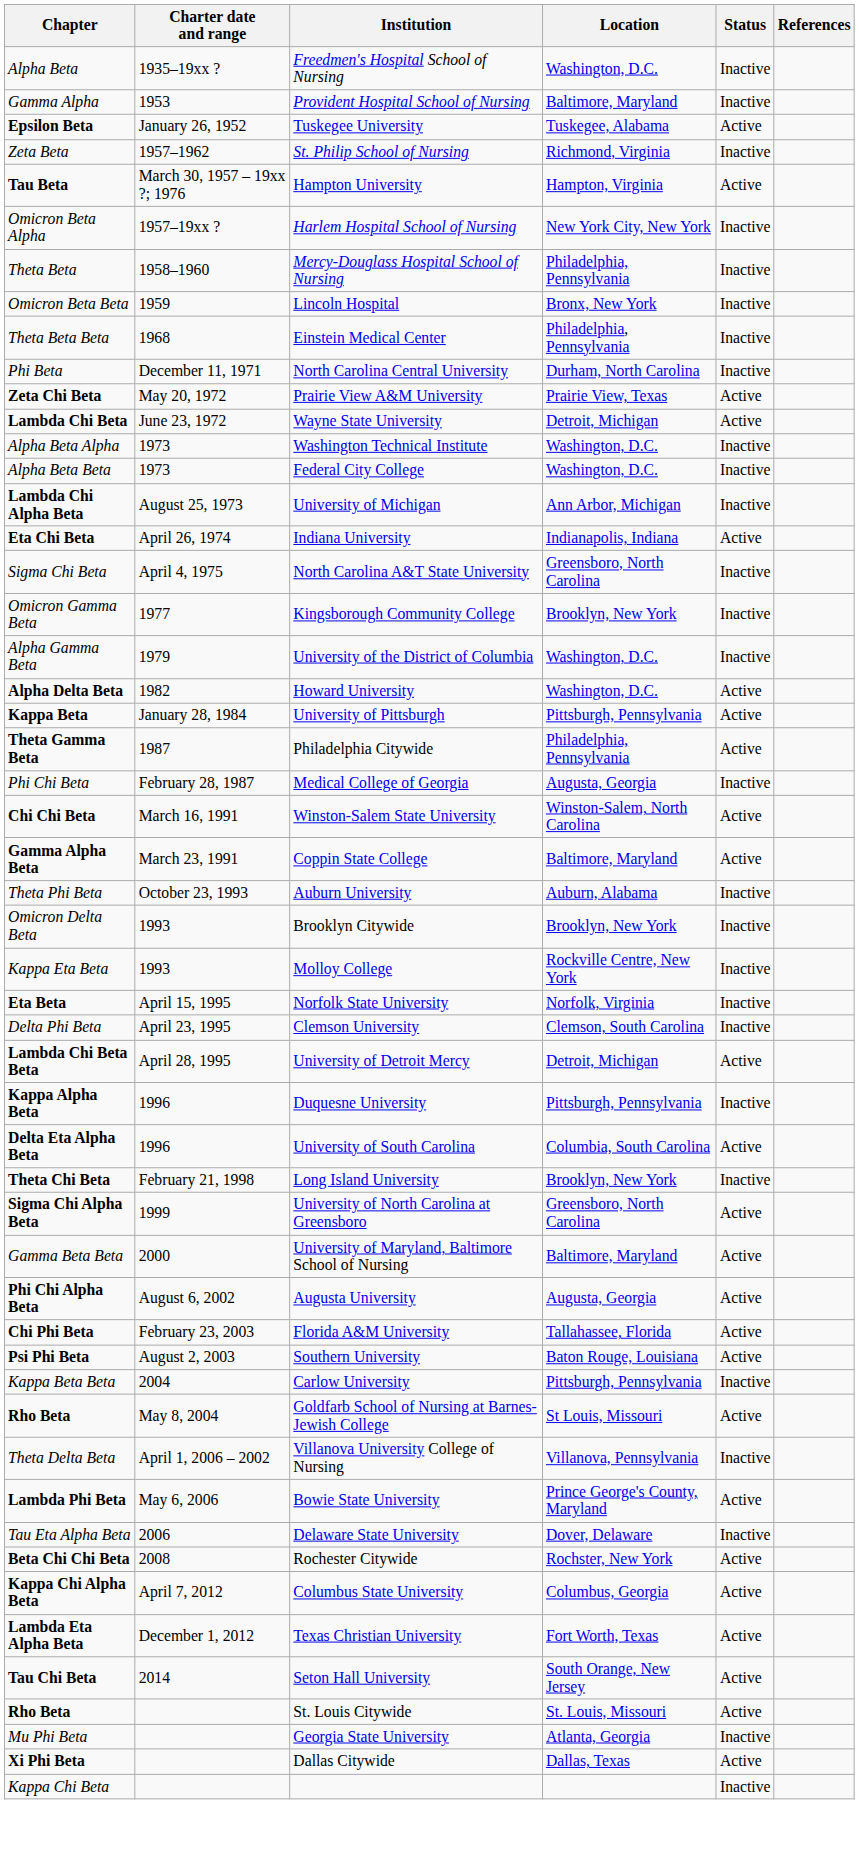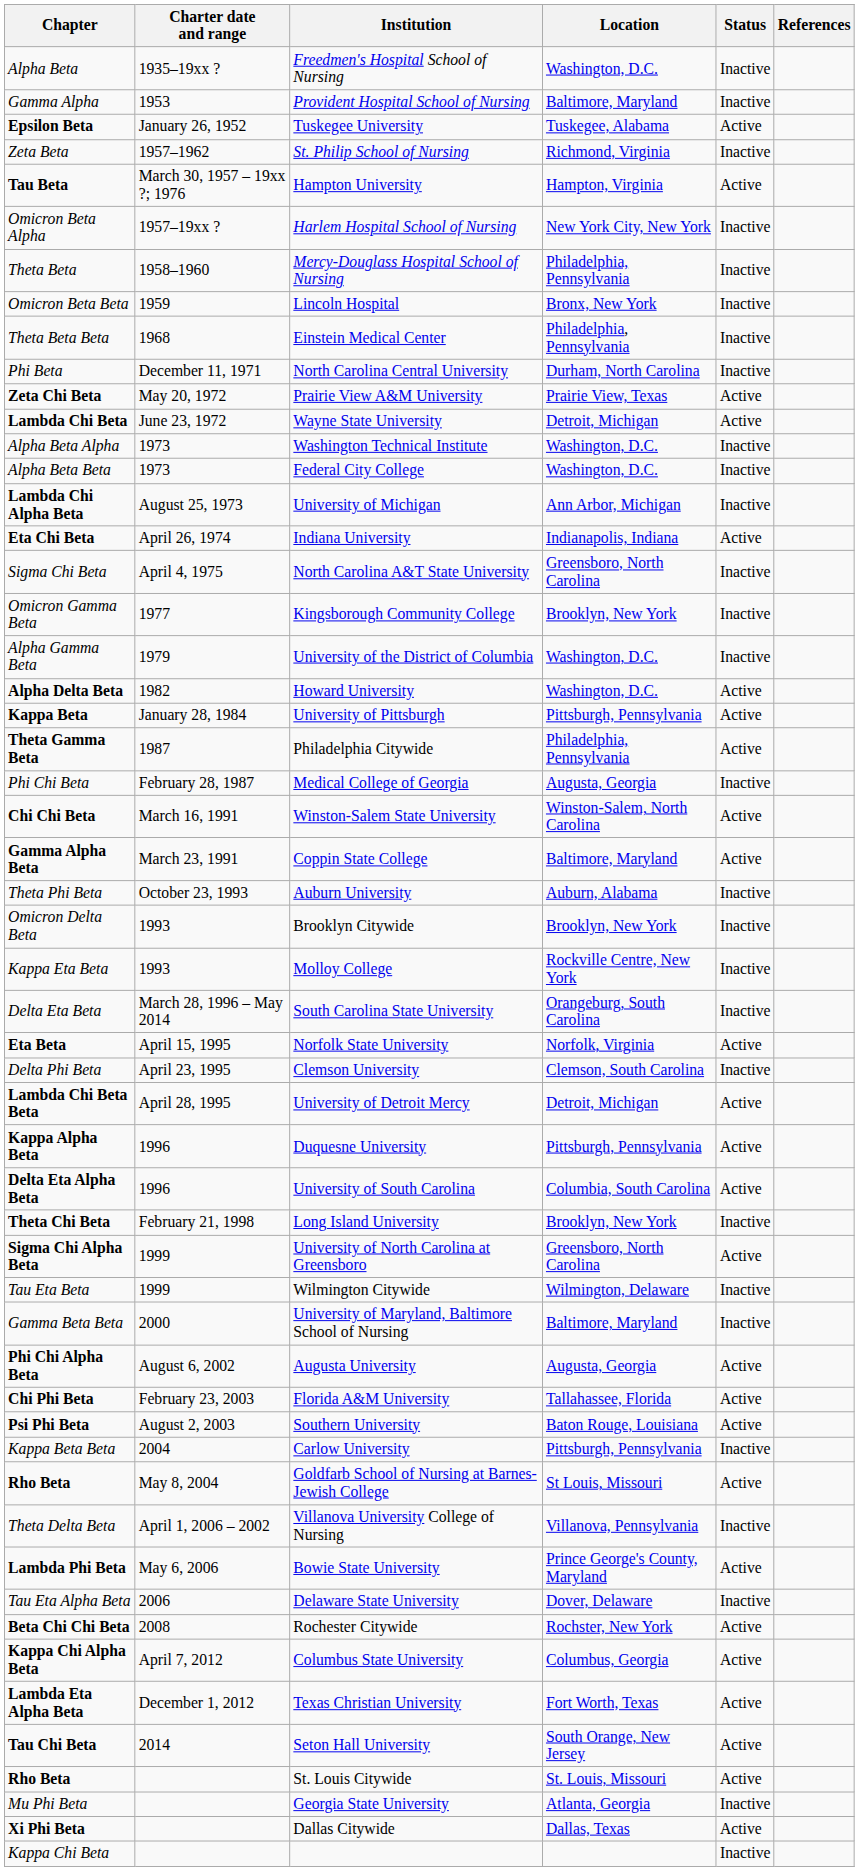+ row: (393, 1011)
(745, 1002) Inactive -> (741, 1045) Active
(745, 1103) Inactive -> (741, 1146) Active
+ row: (362, 1289)
(741, 1256) Active -> (745, 1323) Inactive
